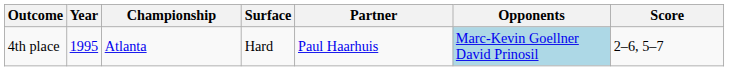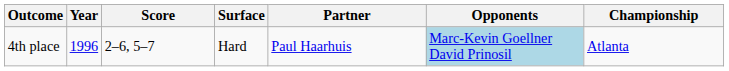columns swapped: (171, 15) <-> (667, 15)
(84, 46) 1995 -> (84, 46) 1996
